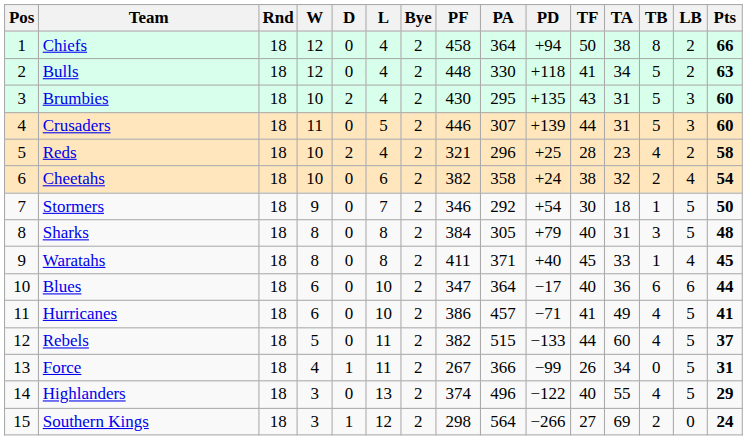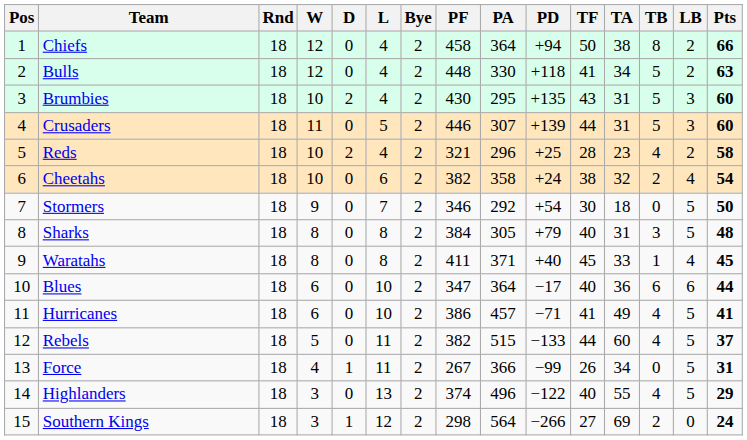(656, 206) 1 -> (656, 206) 0
